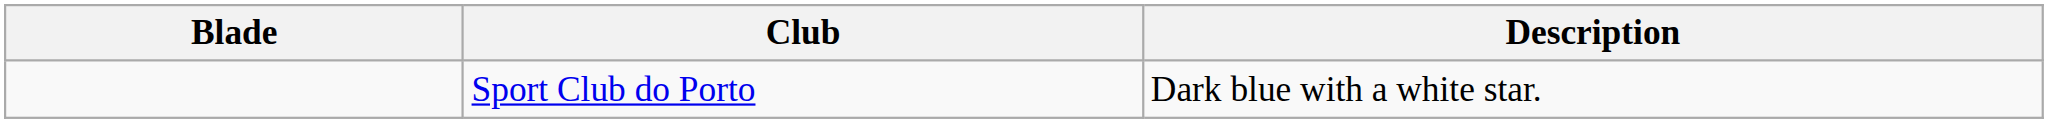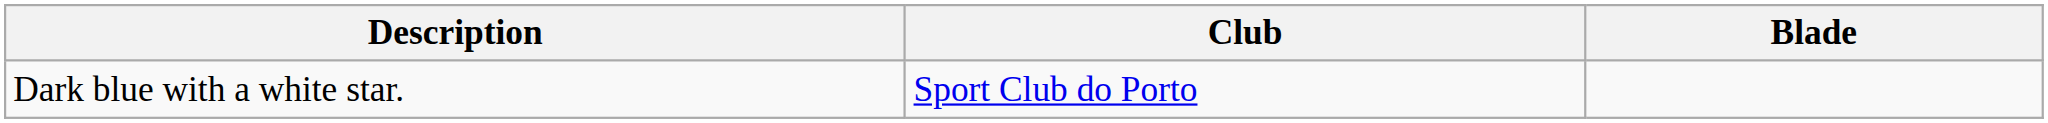columns swapped: (234, 32) <-> (1593, 32)
